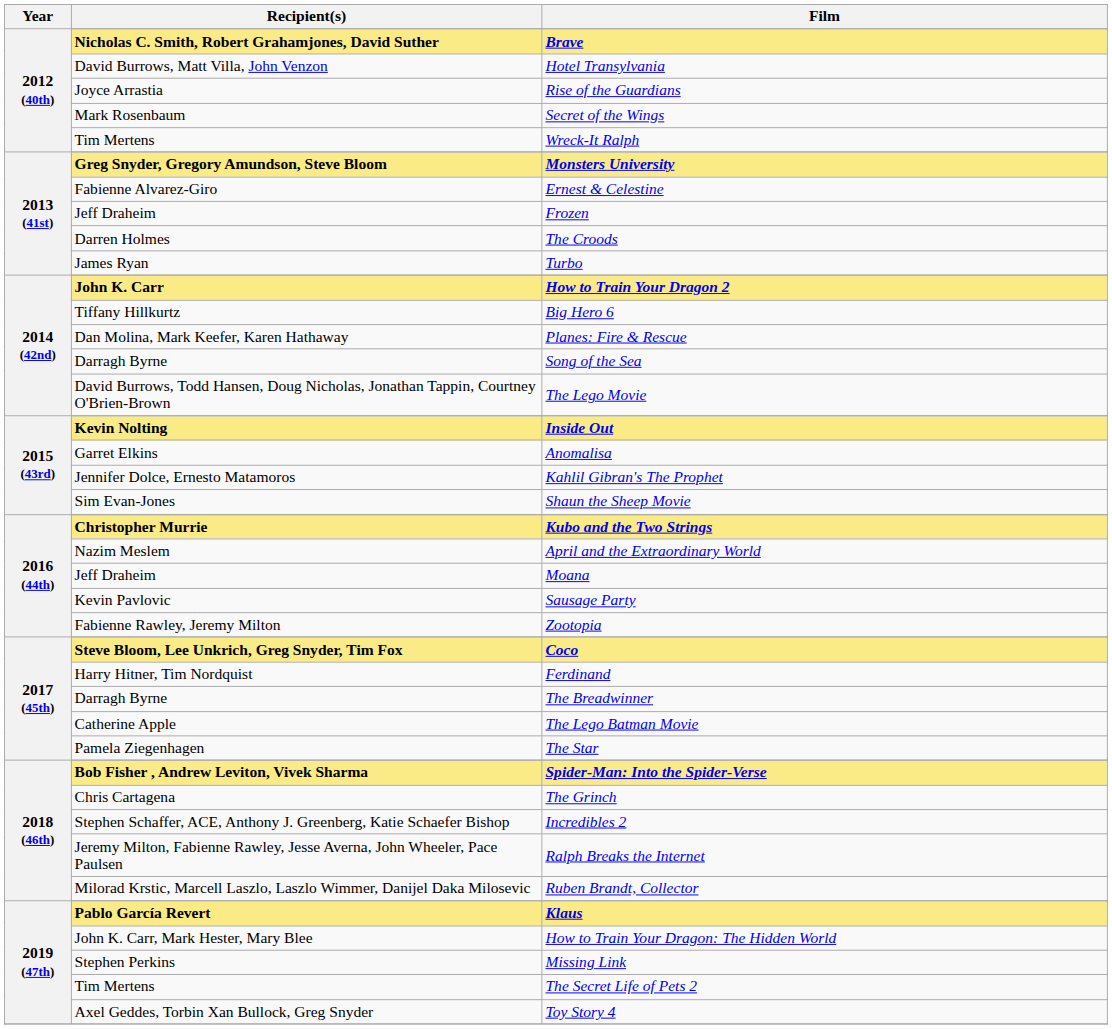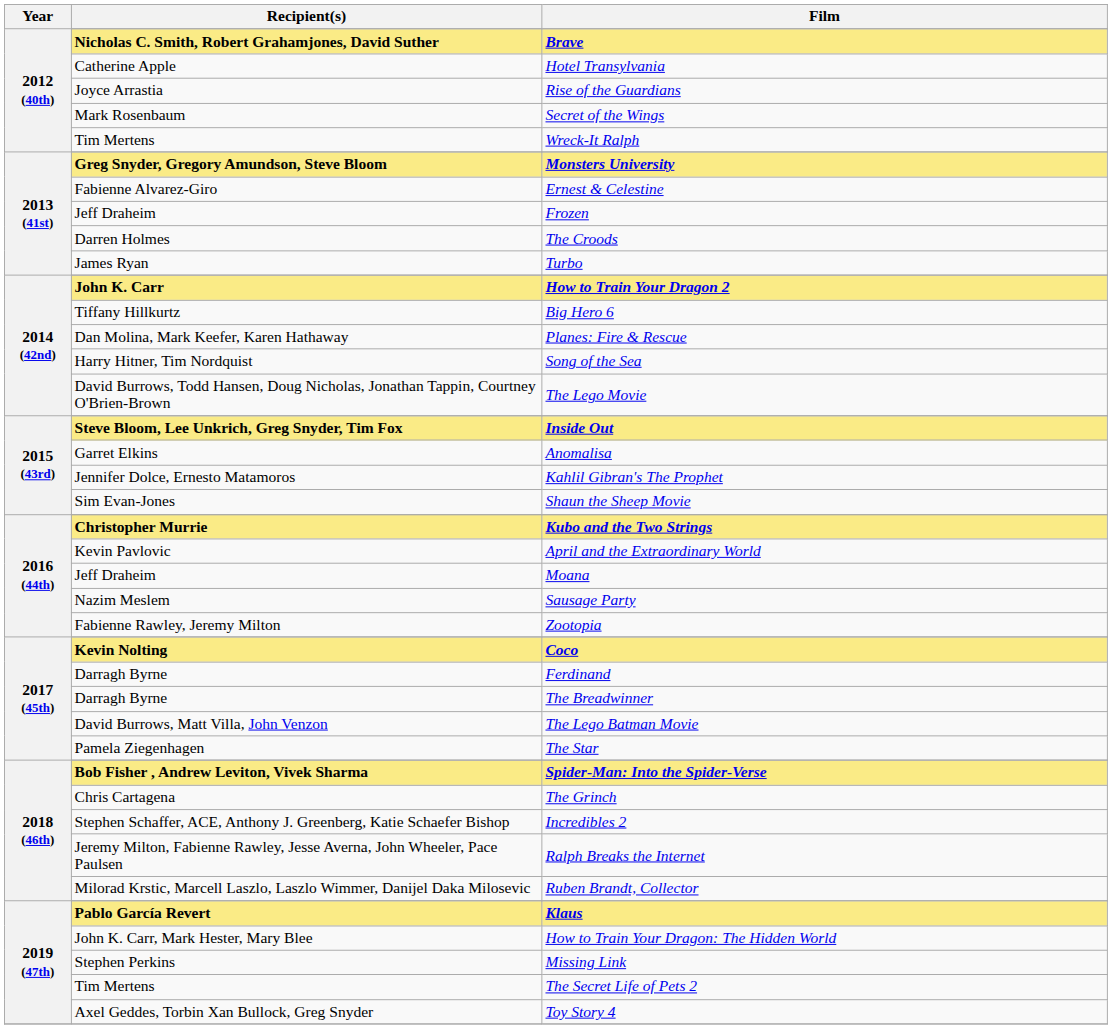(201, 66) David Burrows, Matt Villa, John Venzon -> (125, 66) Catherine Apple
(121, 361) Darragh Byrne -> (164, 361) Harry Hitner, Tim Nordquist
(121, 428) Kevin Nolting -> (239, 428) Steve Bloom, Lee Unkrich, Greg Snyder, Tim Fox
(122, 551) Nazim Meslem -> (123, 551) Kevin Pavlovic
(123, 600) Kevin Pavlovic -> (122, 600) Nazim Meslem
(239, 649) Steve Bloom, Lee Unkrich, Greg Snyder, Tim Fox -> (121, 649) Kevin Nolting
(164, 674) Harry Hitner, Tim Nordquist -> (121, 674) Darragh Byrne
(125, 723) Catherine Apple -> (201, 723) David Burrows, Matt Villa, John Venzon
